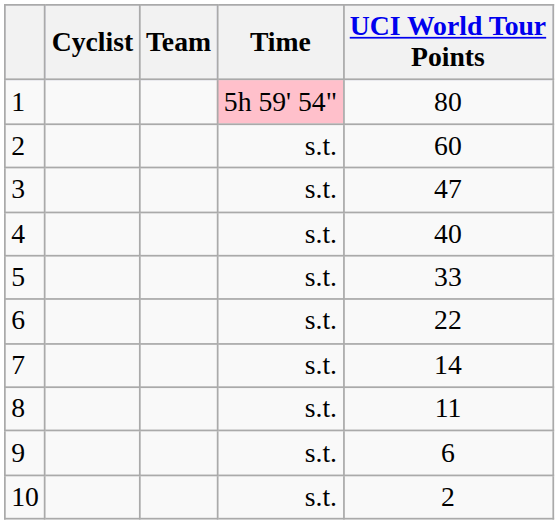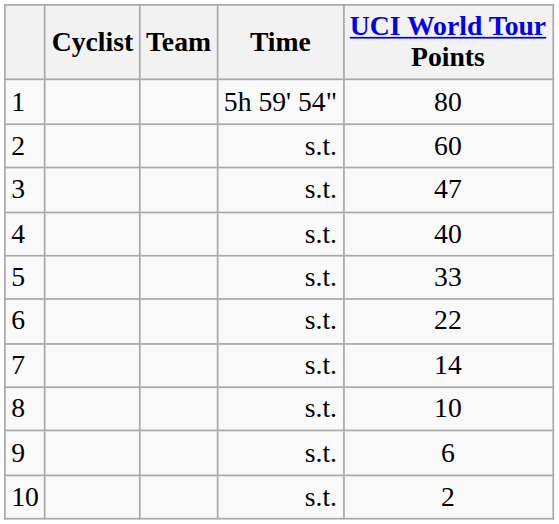(280, 101) pink background -> (280, 101) no background
(448, 408) 11 -> (448, 408) 10
